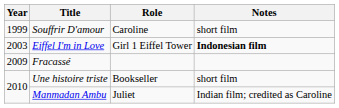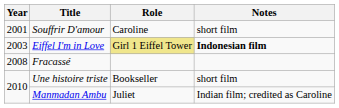(17, 29) 1999 -> (17, 29) 2001
(152, 45) no background -> (152, 45) khaki background
(17, 62) 2009 -> (17, 62) 2008
